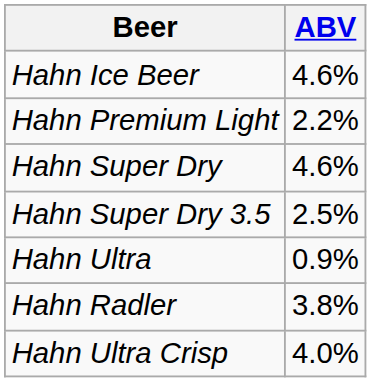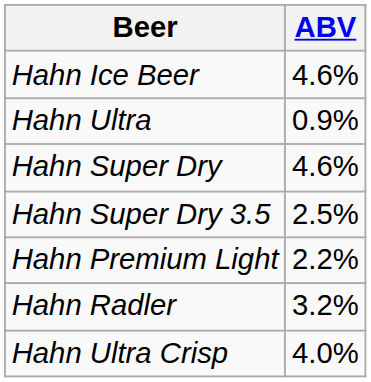rows swapped: (145, 120) <-> (82, 259)
(325, 306) 3.8% -> (325, 306) 3.2%
